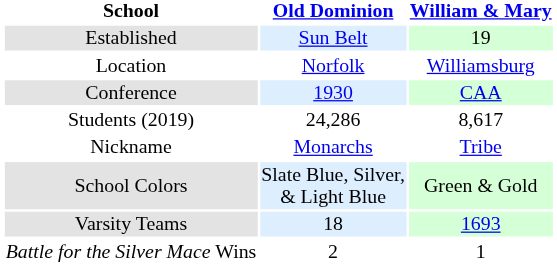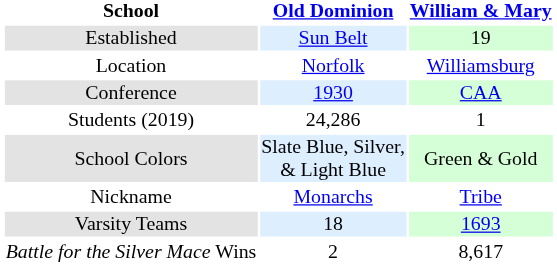(481, 119) 8,617 -> (481, 119) 1
rows swapped: (131, 185) <-> (131, 147)
(481, 251) 1 -> (481, 251) 8,617
